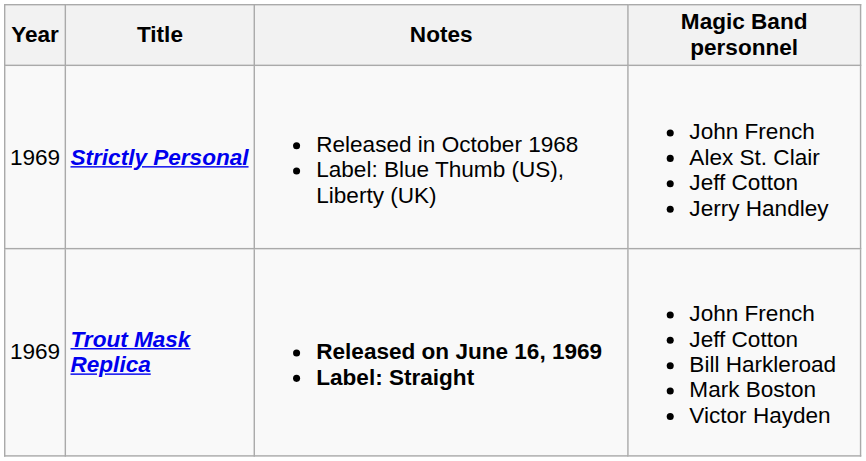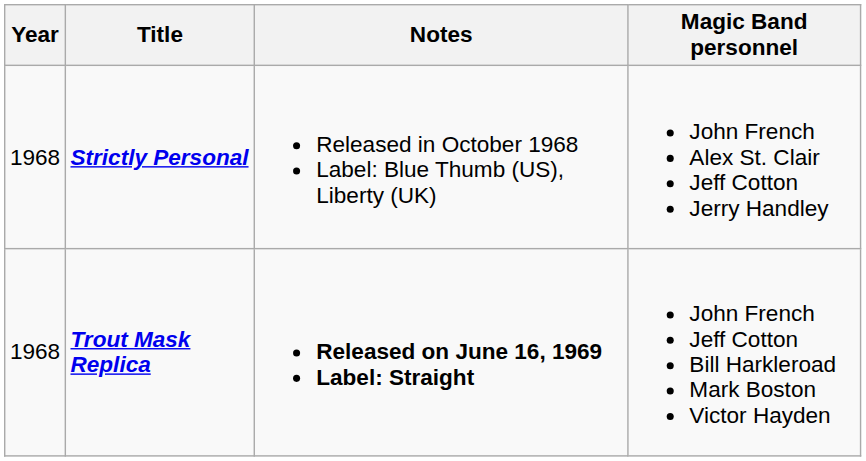(35, 156) 1969 -> (35, 156) 1968
(35, 351) 1969 -> (35, 351) 1968
